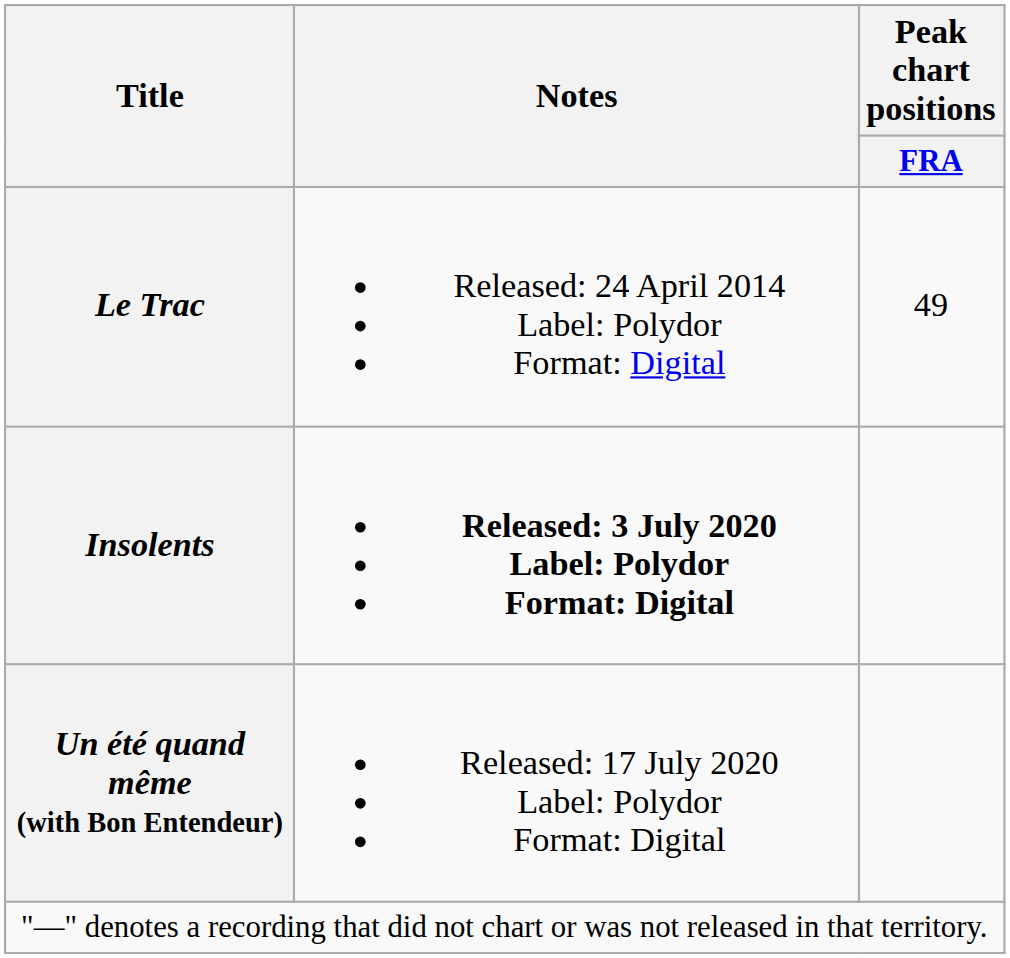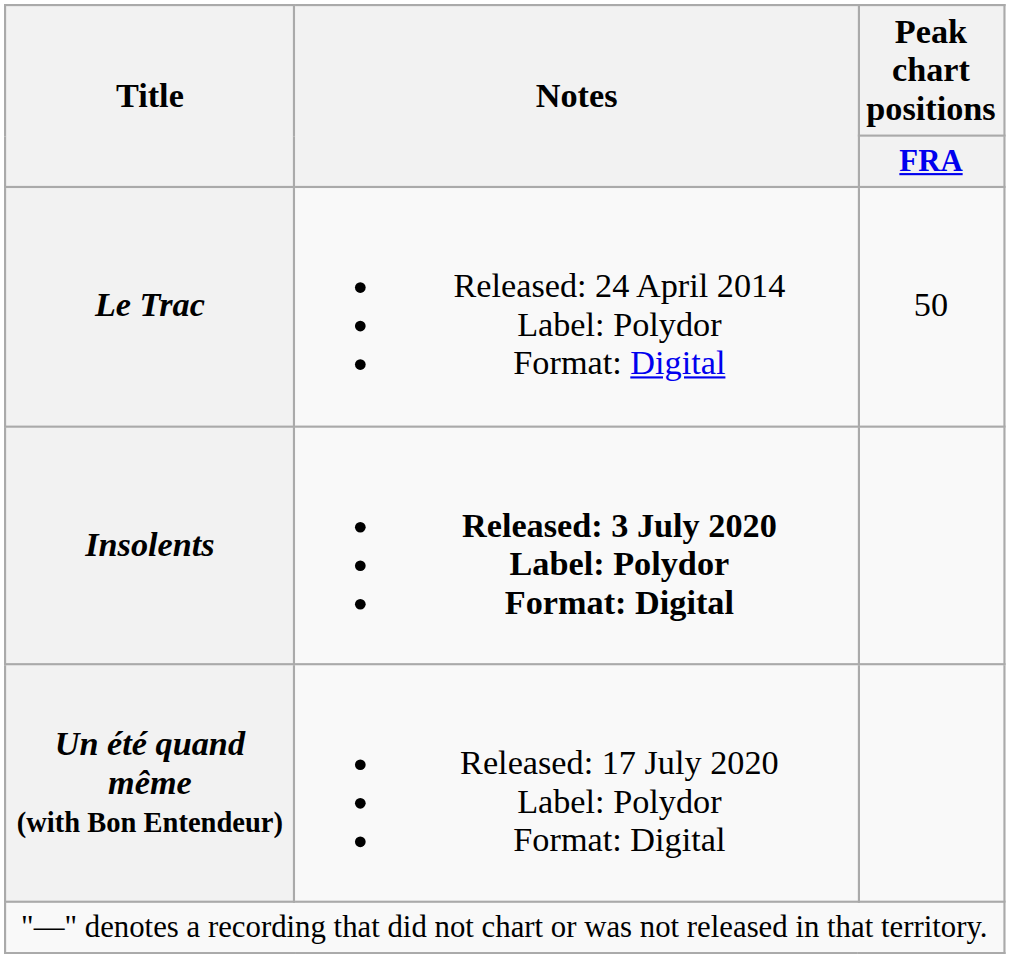(931, 305) 49 -> (931, 305) 50
